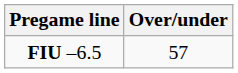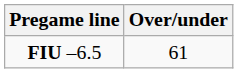(178, 51) 57 -> (178, 51) 61
